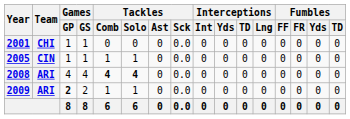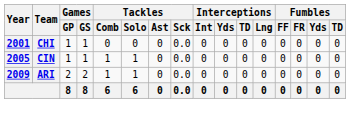- row: (18, 75)
(68, 91) bold -> (68, 75) normal
